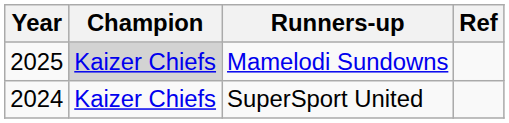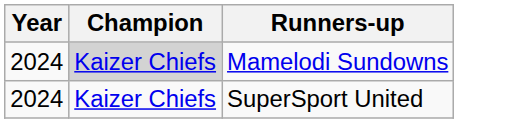- column: (479, 23)
(37, 61) 2025 -> (37, 61) 2024
